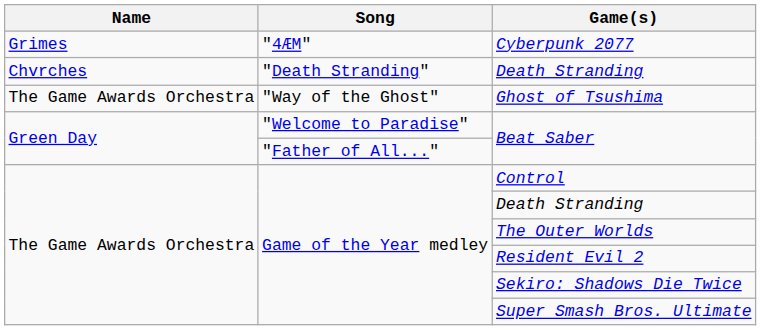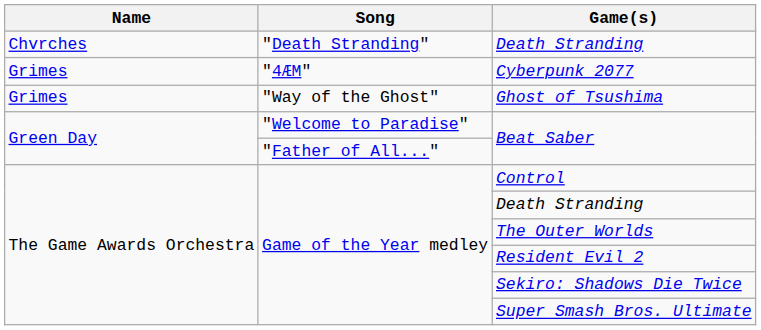rows swapped: (346, 71) <-> (287, 45)
(131, 98) The Game Awards Orchestra -> (38, 98) Grimes
